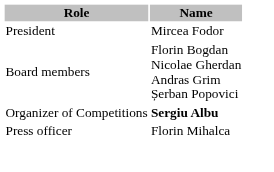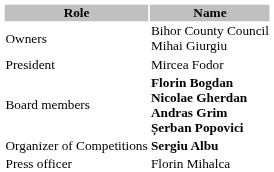+ row: (26, 38)
(196, 71) normal -> (199, 105) bold
